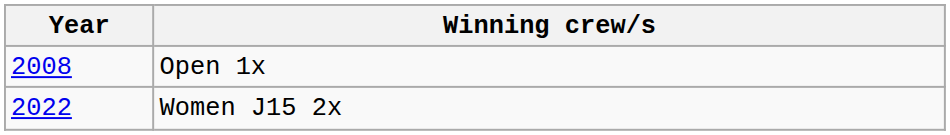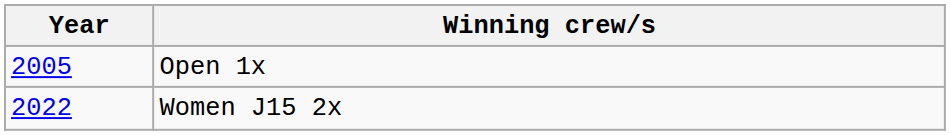(41, 67) 2008 -> (41, 67) 2005
